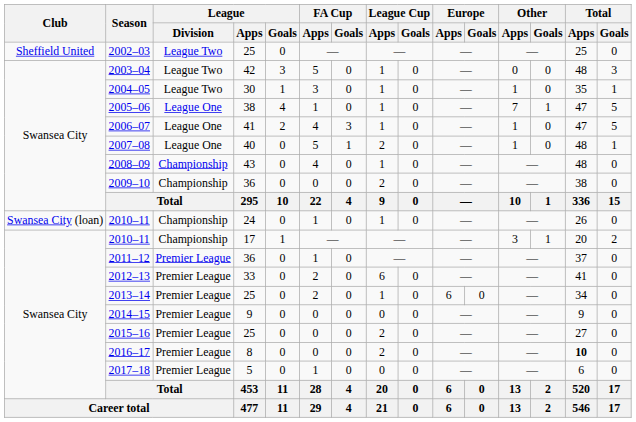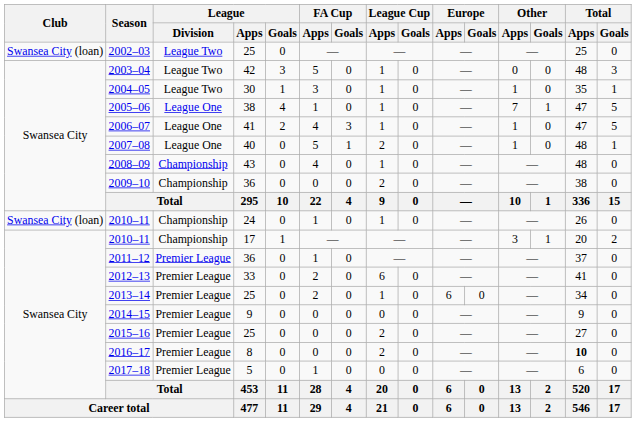(55, 51) Sheffield United -> (55, 51) Swansea City (loan)
